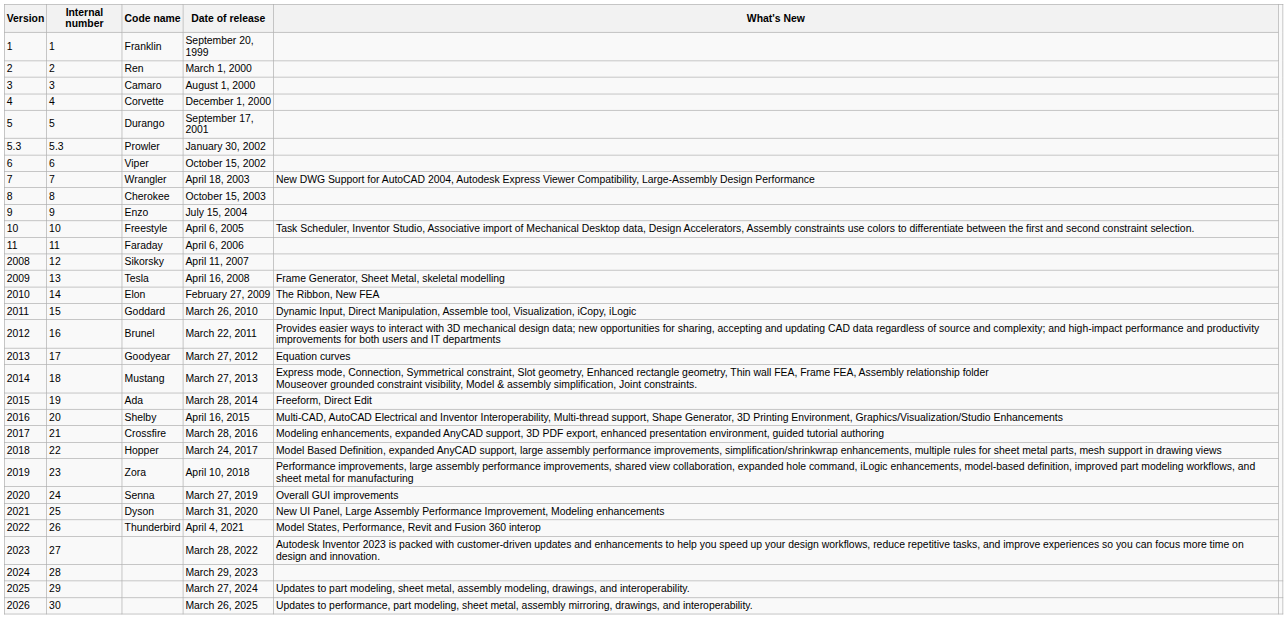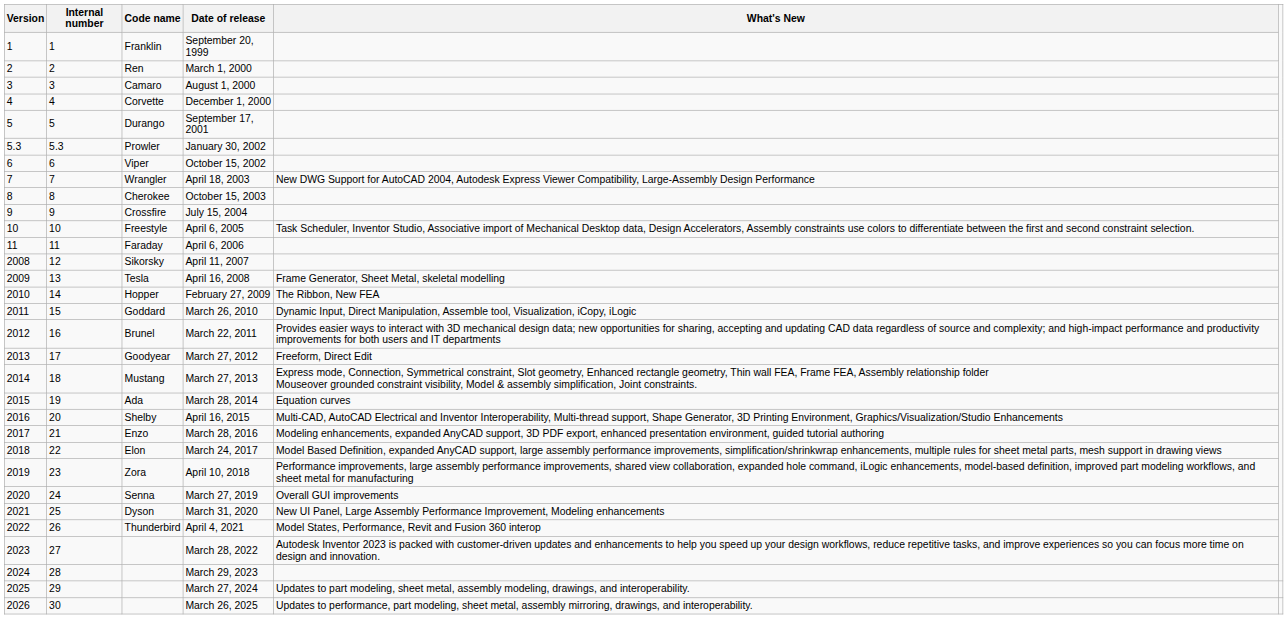(136, 212) Enzo -> (145, 212) Crossfire
(135, 295) Elon -> (142, 295) Hopper
(313, 356) Equation curves -> (324, 356) Freeform, Direct Edit
(324, 401) Freeform, Direct Edit -> (313, 401) Equation curves
(145, 434) Crossfire -> (136, 434) Enzo
(142, 450) Hopper -> (135, 450) Elon
